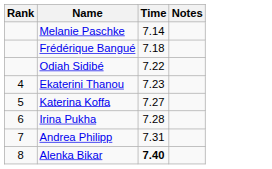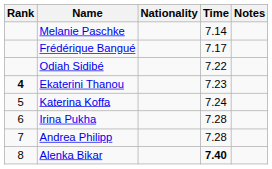+ column: (169, 13)
(153, 48) 7.18 -> (216, 48) 7.17
(21, 84) normal -> (21, 84) bold
(153, 102) 7.27 -> (216, 102) 7.24
(153, 137) 7.31 -> (216, 137) 7.28
